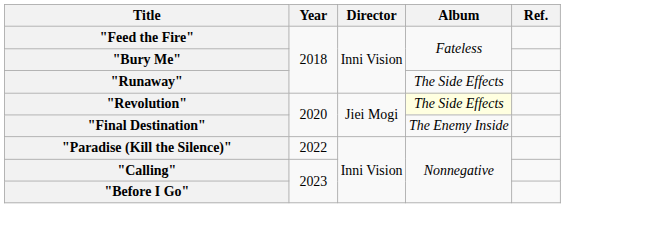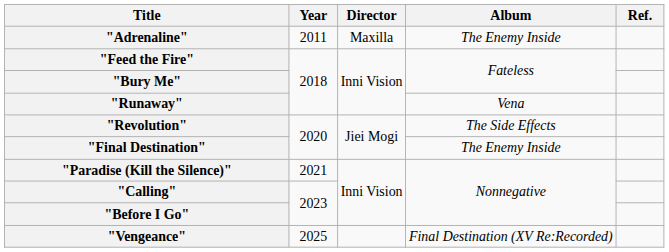+ row: (147, 37)
(459, 81) The Side Effects -> (511, 103) Vena
(459, 103) lightyellow background -> (511, 125) no background
(313, 147) 2022 -> (313, 170) 2021
+ row: (147, 236)
